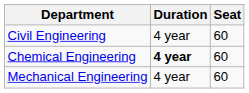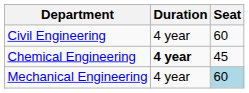(221, 56) 60 -> (221, 56) 45
(221, 77) no background -> (221, 77) lightblue background
